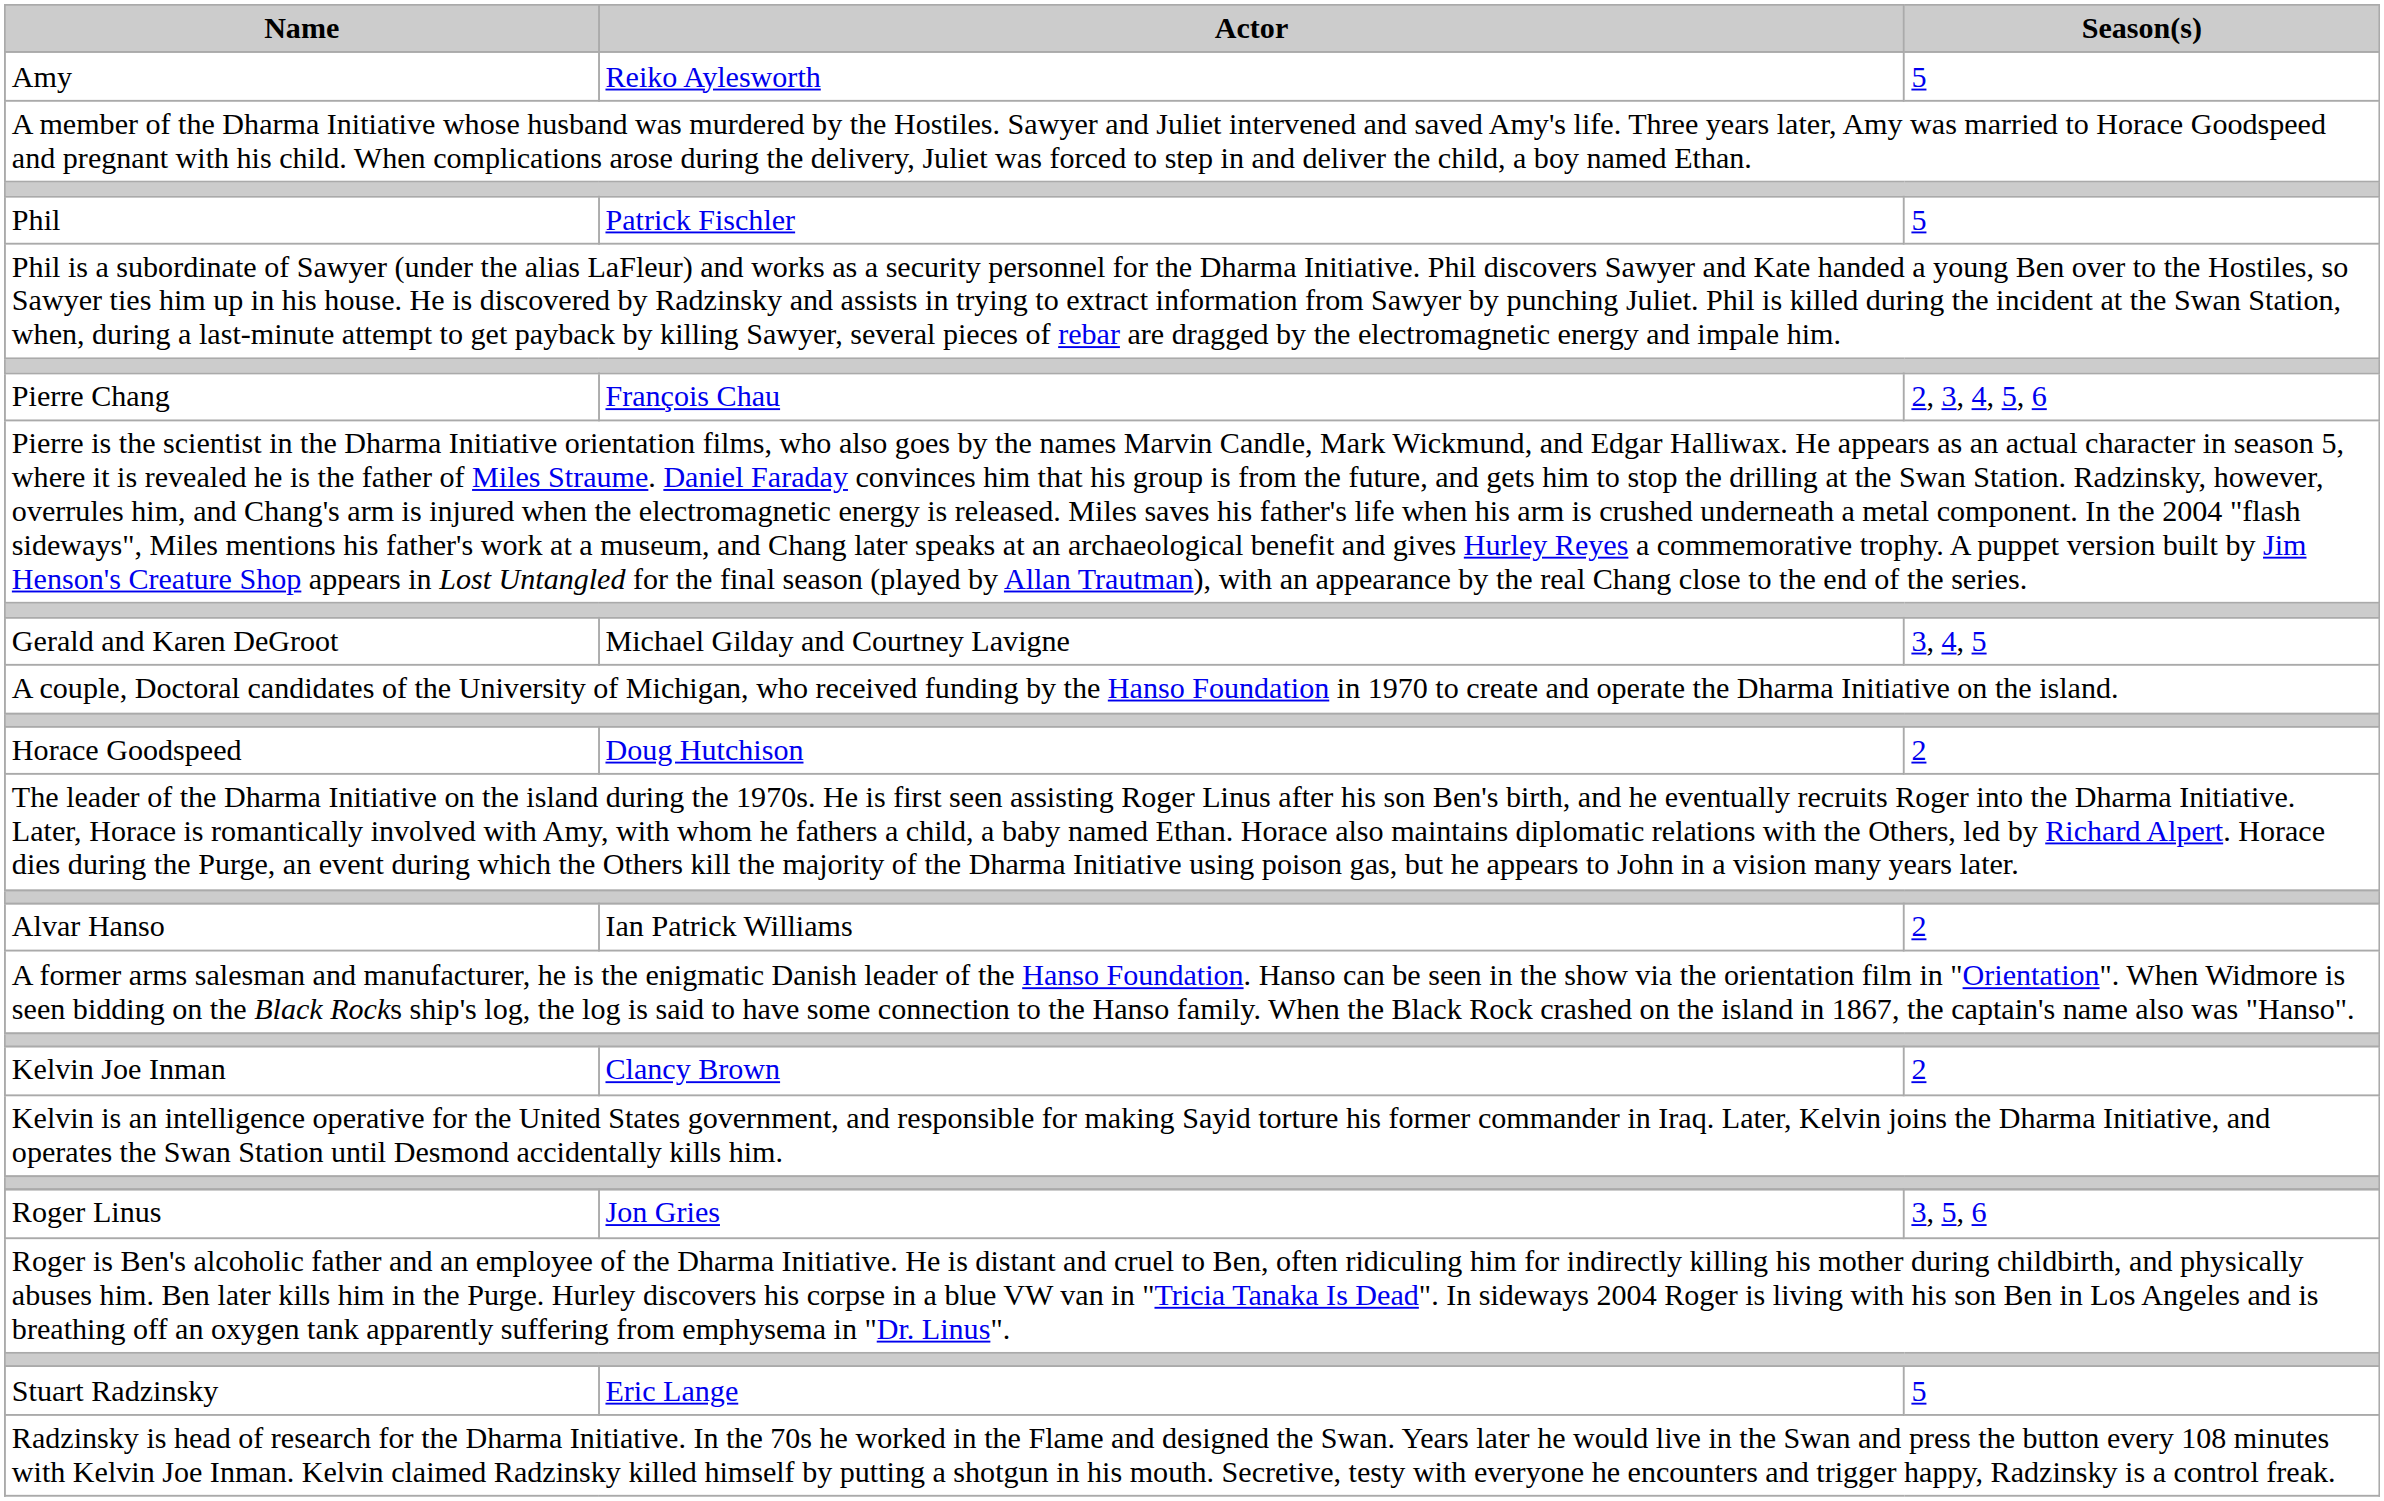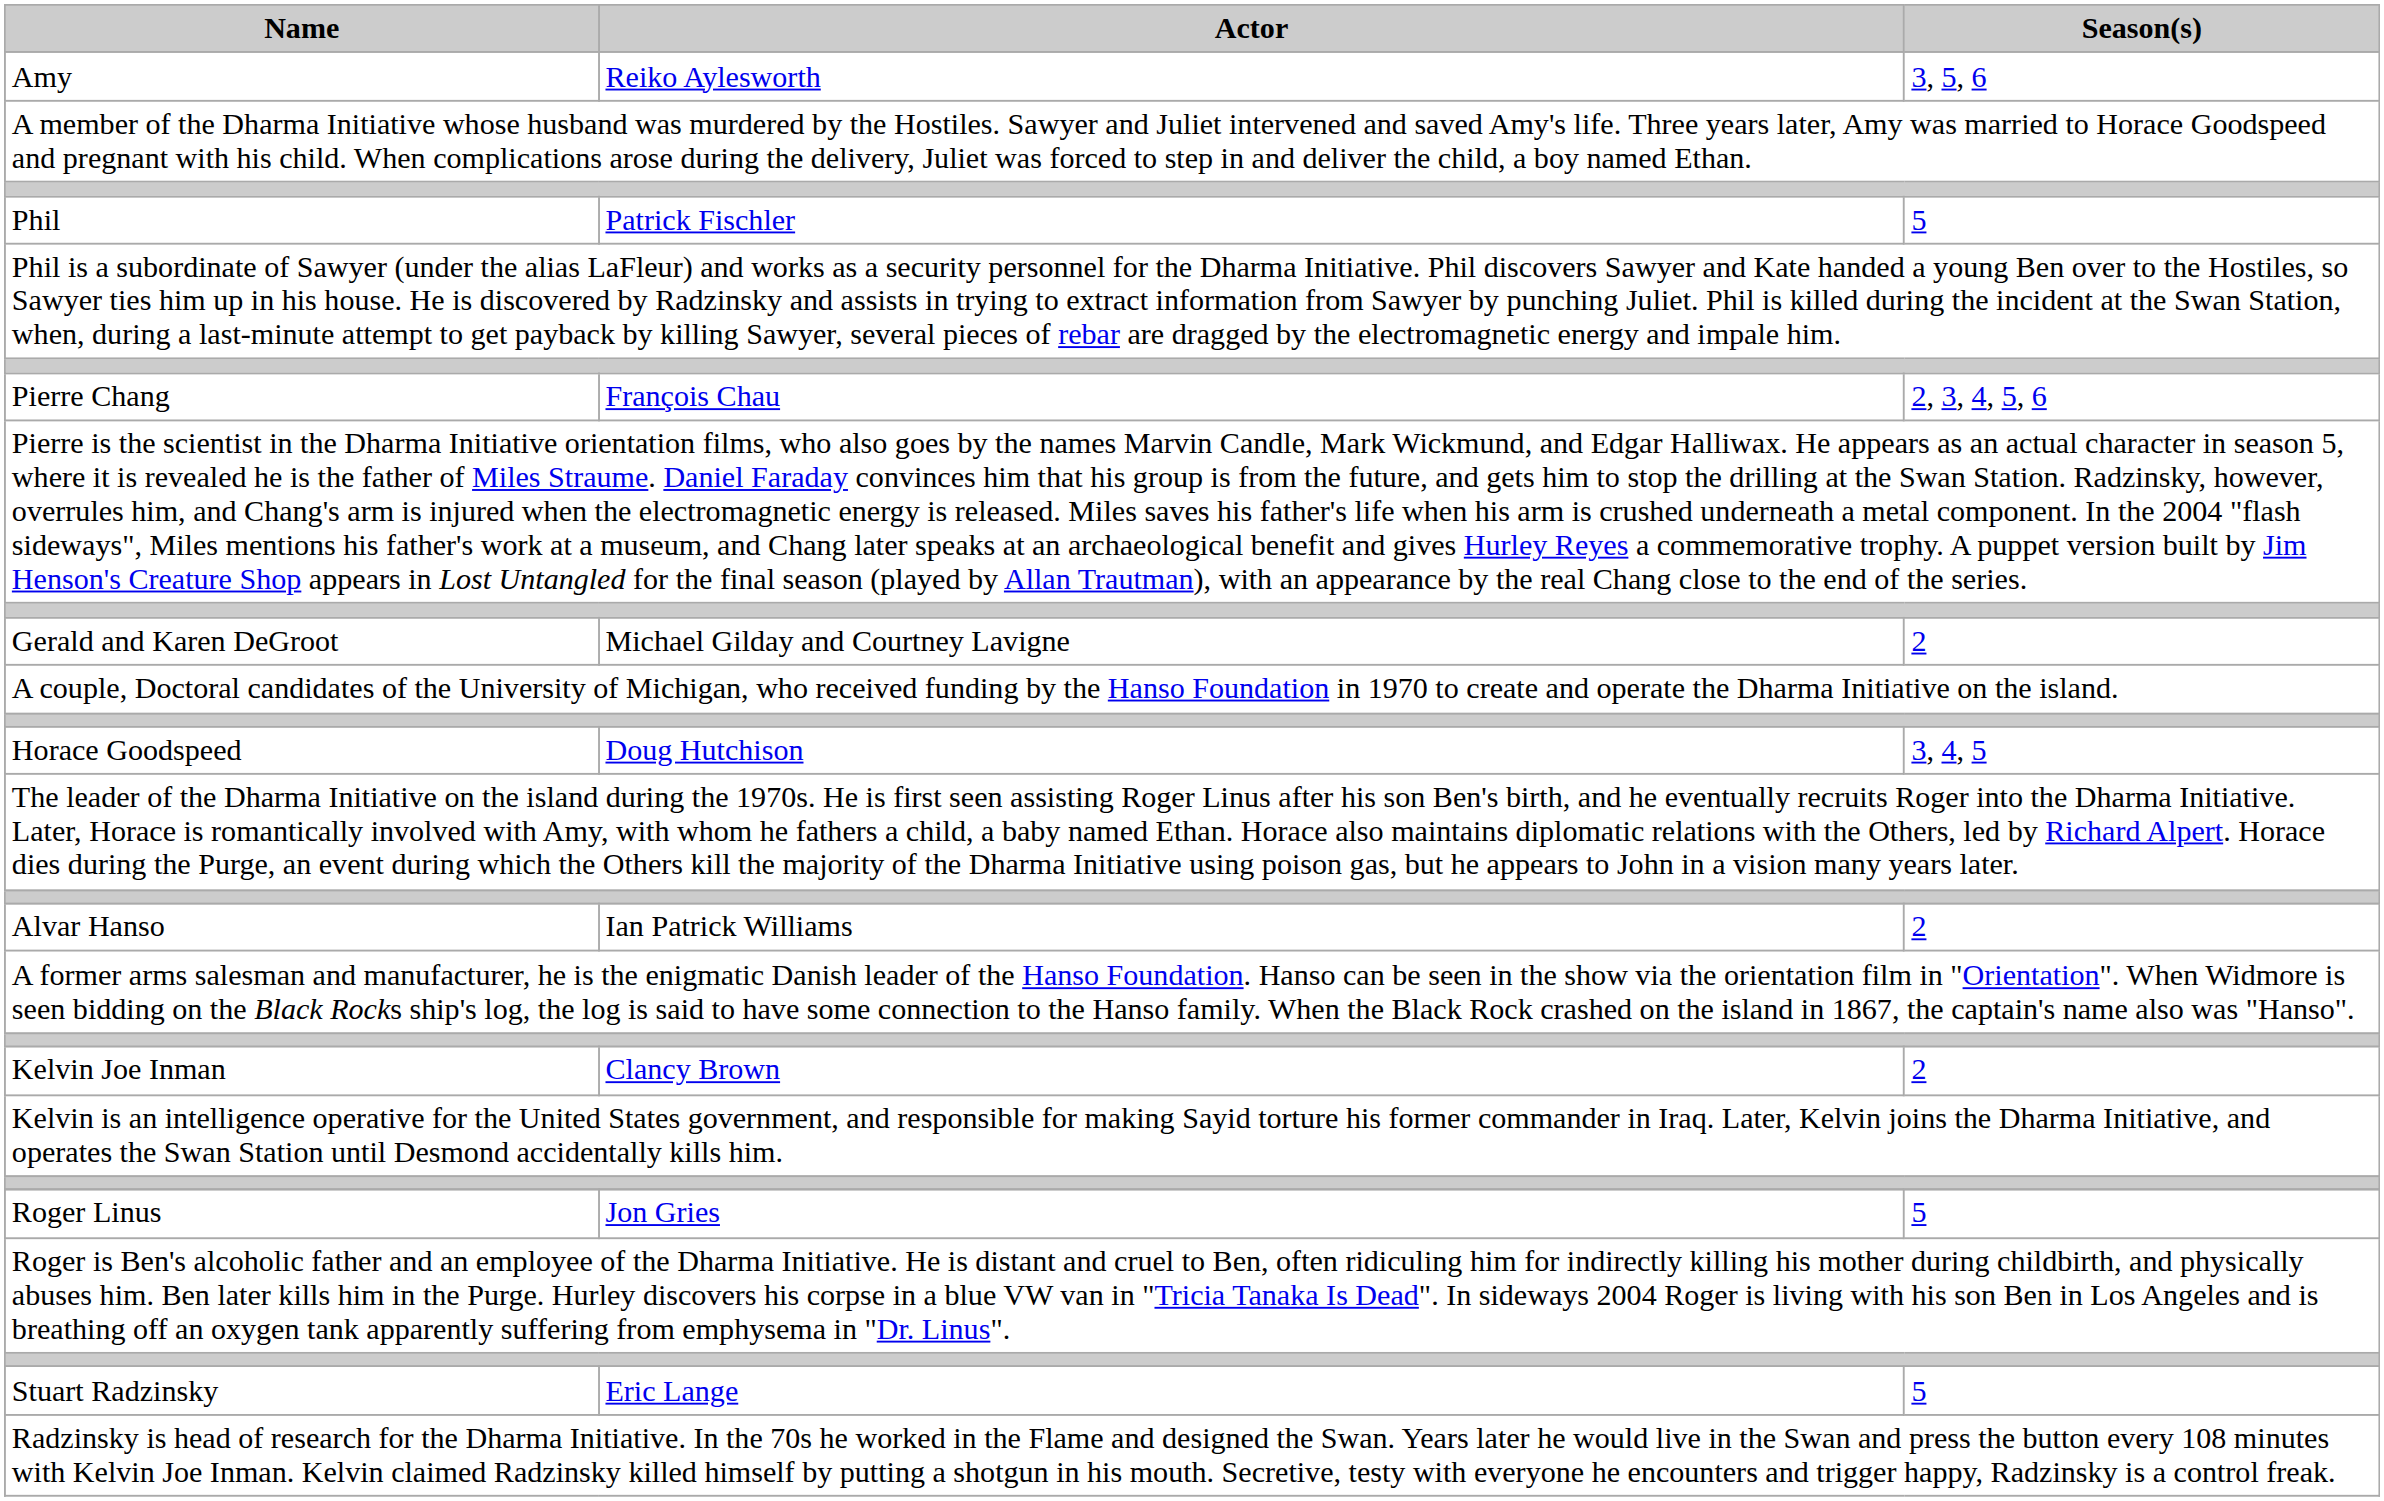(1919, 76) 5 -> (1949, 76) 3, 5, 6
(1949, 640) 3, 4, 5 -> (1919, 640) 2
(1919, 750) 2 -> (1949, 750) 3, 4, 5
(1949, 1213) 3, 5, 6 -> (1919, 1213) 5
